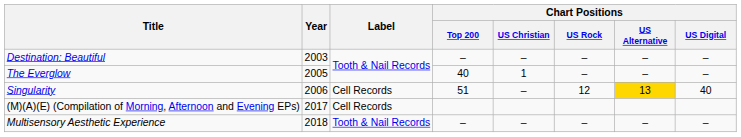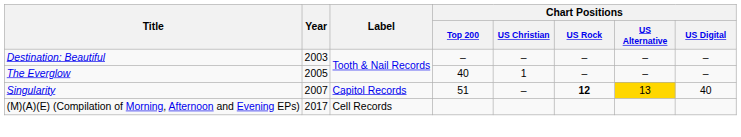(316, 90) 2006 -> (316, 90) 2007
(362, 90) Cell Records -> (370, 90) Capitol Records
(584, 90) normal -> (584, 90) bold
- row: (86, 123)
